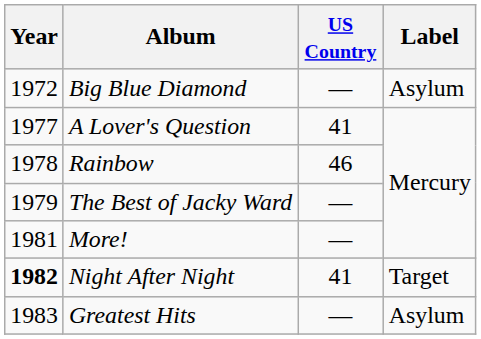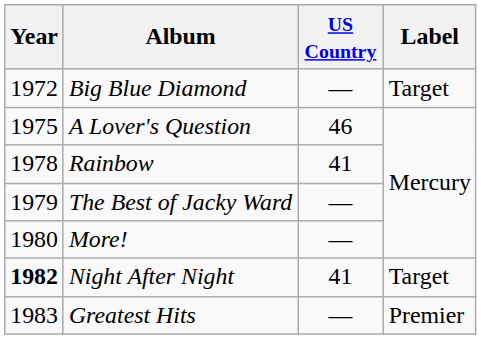(426, 88) Asylum -> (419, 88) Target
(34, 125) 1977 -> (34, 125) 1975
(340, 125) 41 -> (340, 125) 46
(340, 163) 46 -> (340, 163) 41
(34, 239) 1981 -> (34, 239) 1980
(426, 314) Asylum -> (426, 314) Premier
